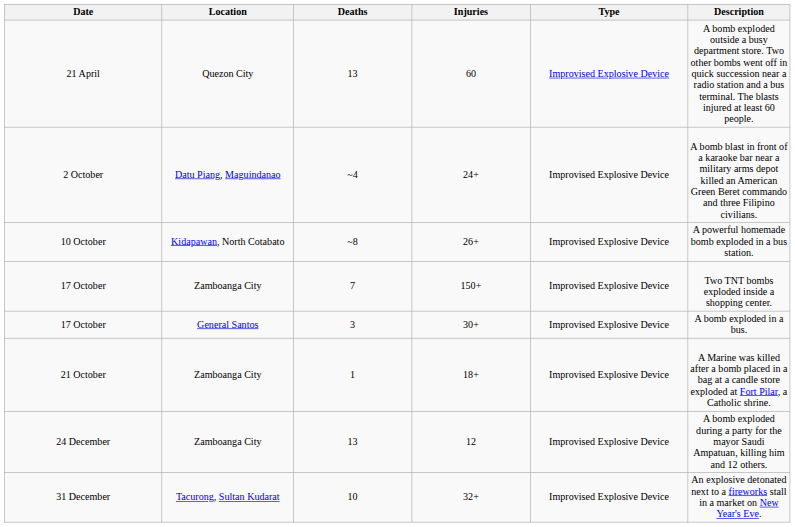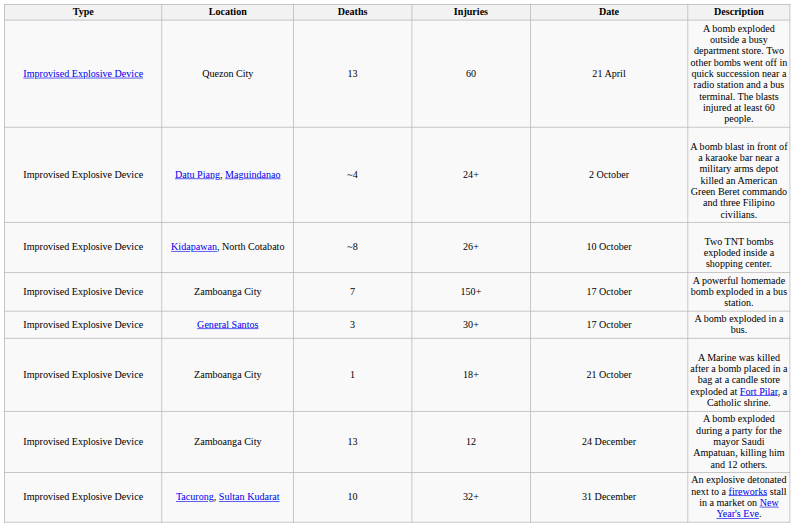columns swapped: (83, 12) <-> (609, 12)
(739, 241) A powerful homemade bomb exploded in a bus station. -> (739, 253) Two TNT bombs exploded inside a shopping center.
(739, 291) Two TNT bombs exploded inside a shopping center. -> (739, 291) A powerful homemade bomb exploded in a bus station.
